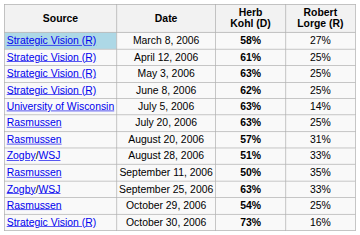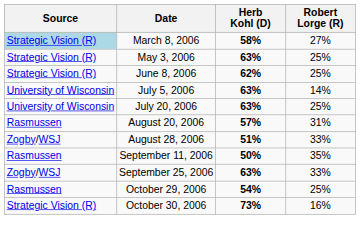- row: (166, 57)
(34, 123) Rasmussen -> (60, 106) University of Wisconsin
